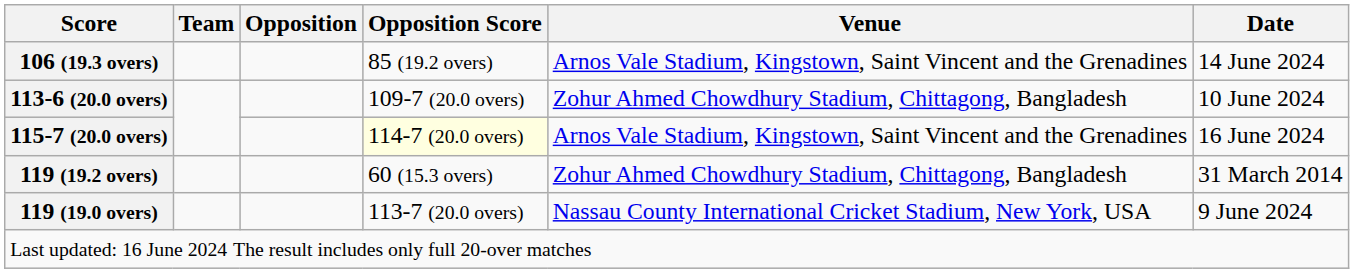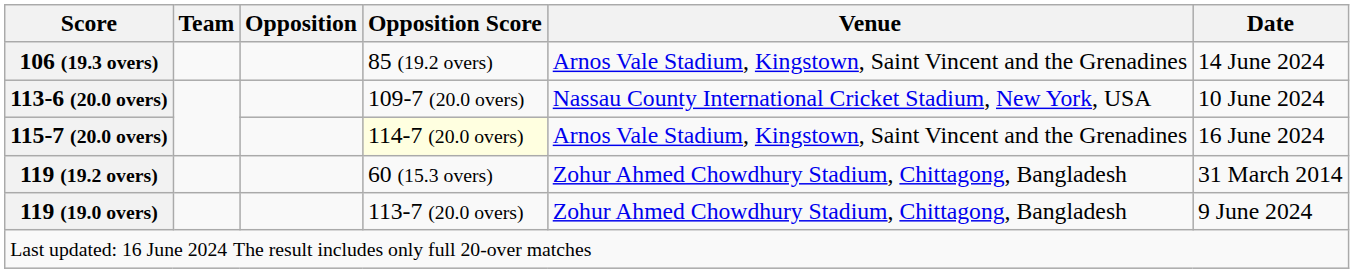(840, 98) Zohur Ahmed Chowdhury Stadium, Chittagong, Bangladesh -> (852, 98) Nassau County International Cricket Stadium, New York, USA
(852, 211) Nassau County International Cricket Stadium, New York, USA -> (840, 211) Zohur Ahmed Chowdhury Stadium, Chittagong, Bangladesh
